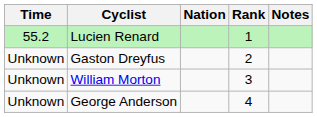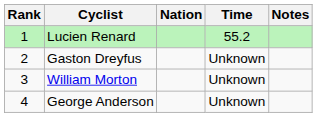columns swapped: (249, 15) <-> (36, 15)
